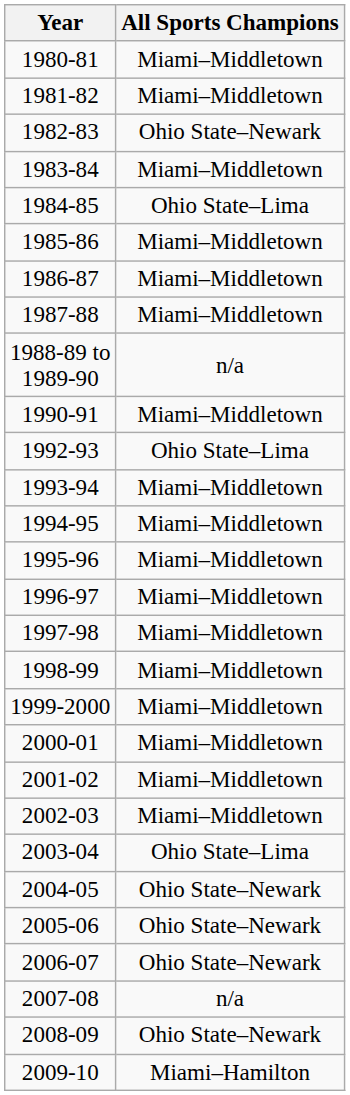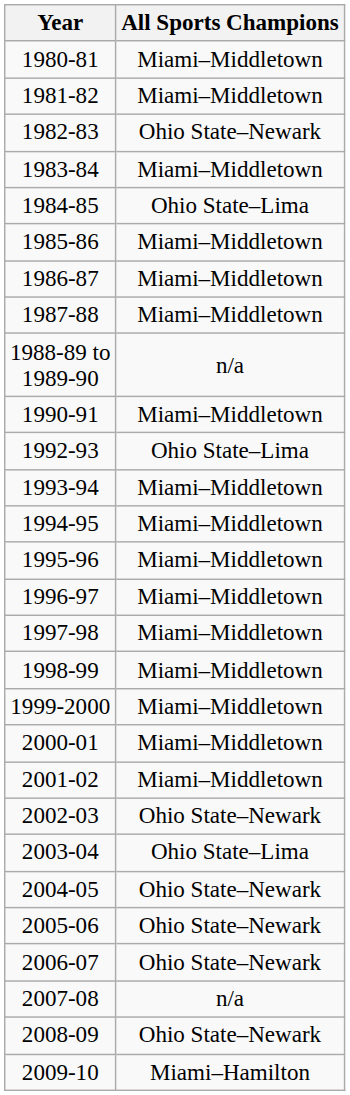(230, 816) Miami–Middletown -> (230, 816) Ohio State–Newark
